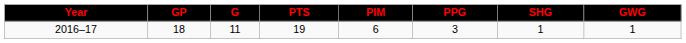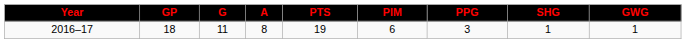+ column: (264, 13)
